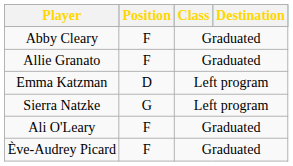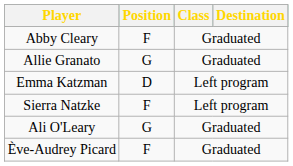(147, 60) F -> (147, 60) G
(147, 104) G -> (147, 104) F
(147, 127) F -> (147, 127) G
